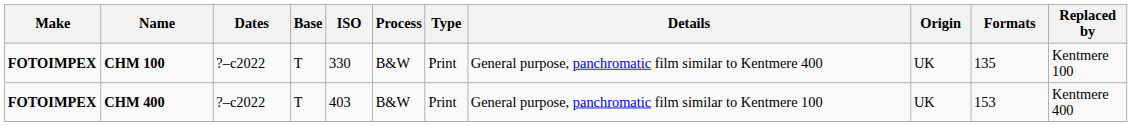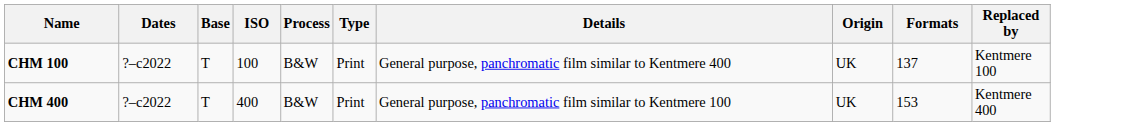- column: (53, 24)
(340, 63) 330 -> (247, 63) 100
(985, 63) 135 -> (907, 63) 137
(340, 102) 403 -> (247, 102) 400
